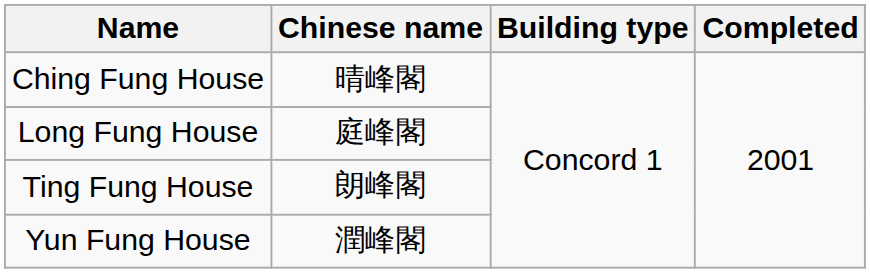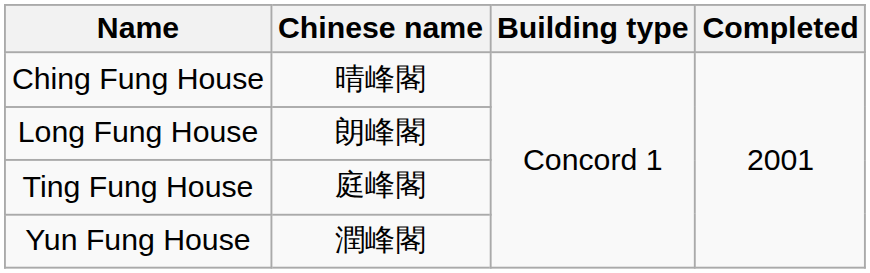(381, 131) 庭峰閣 -> (381, 131) 朗峰閣
(381, 185) 朗峰閣 -> (381, 185) 庭峰閣
